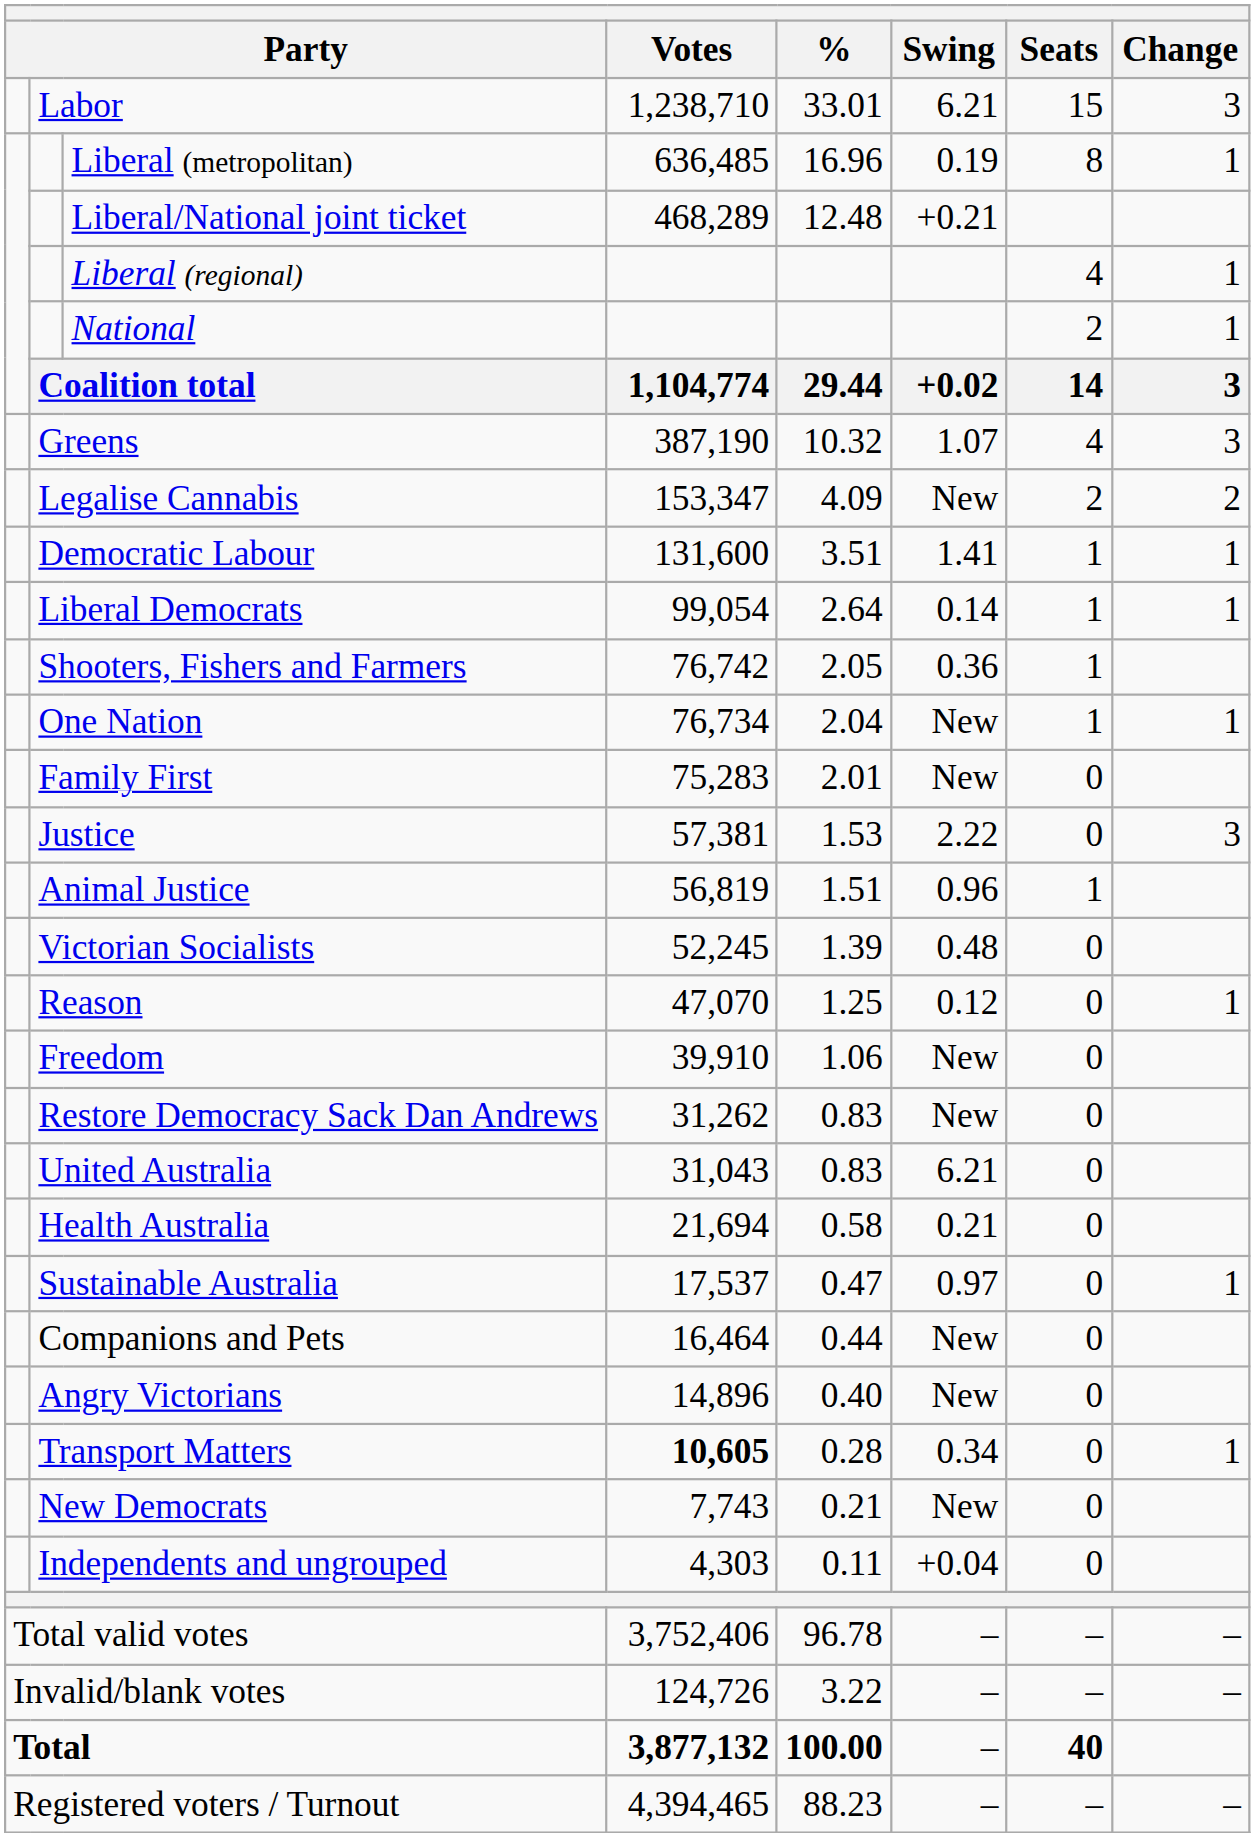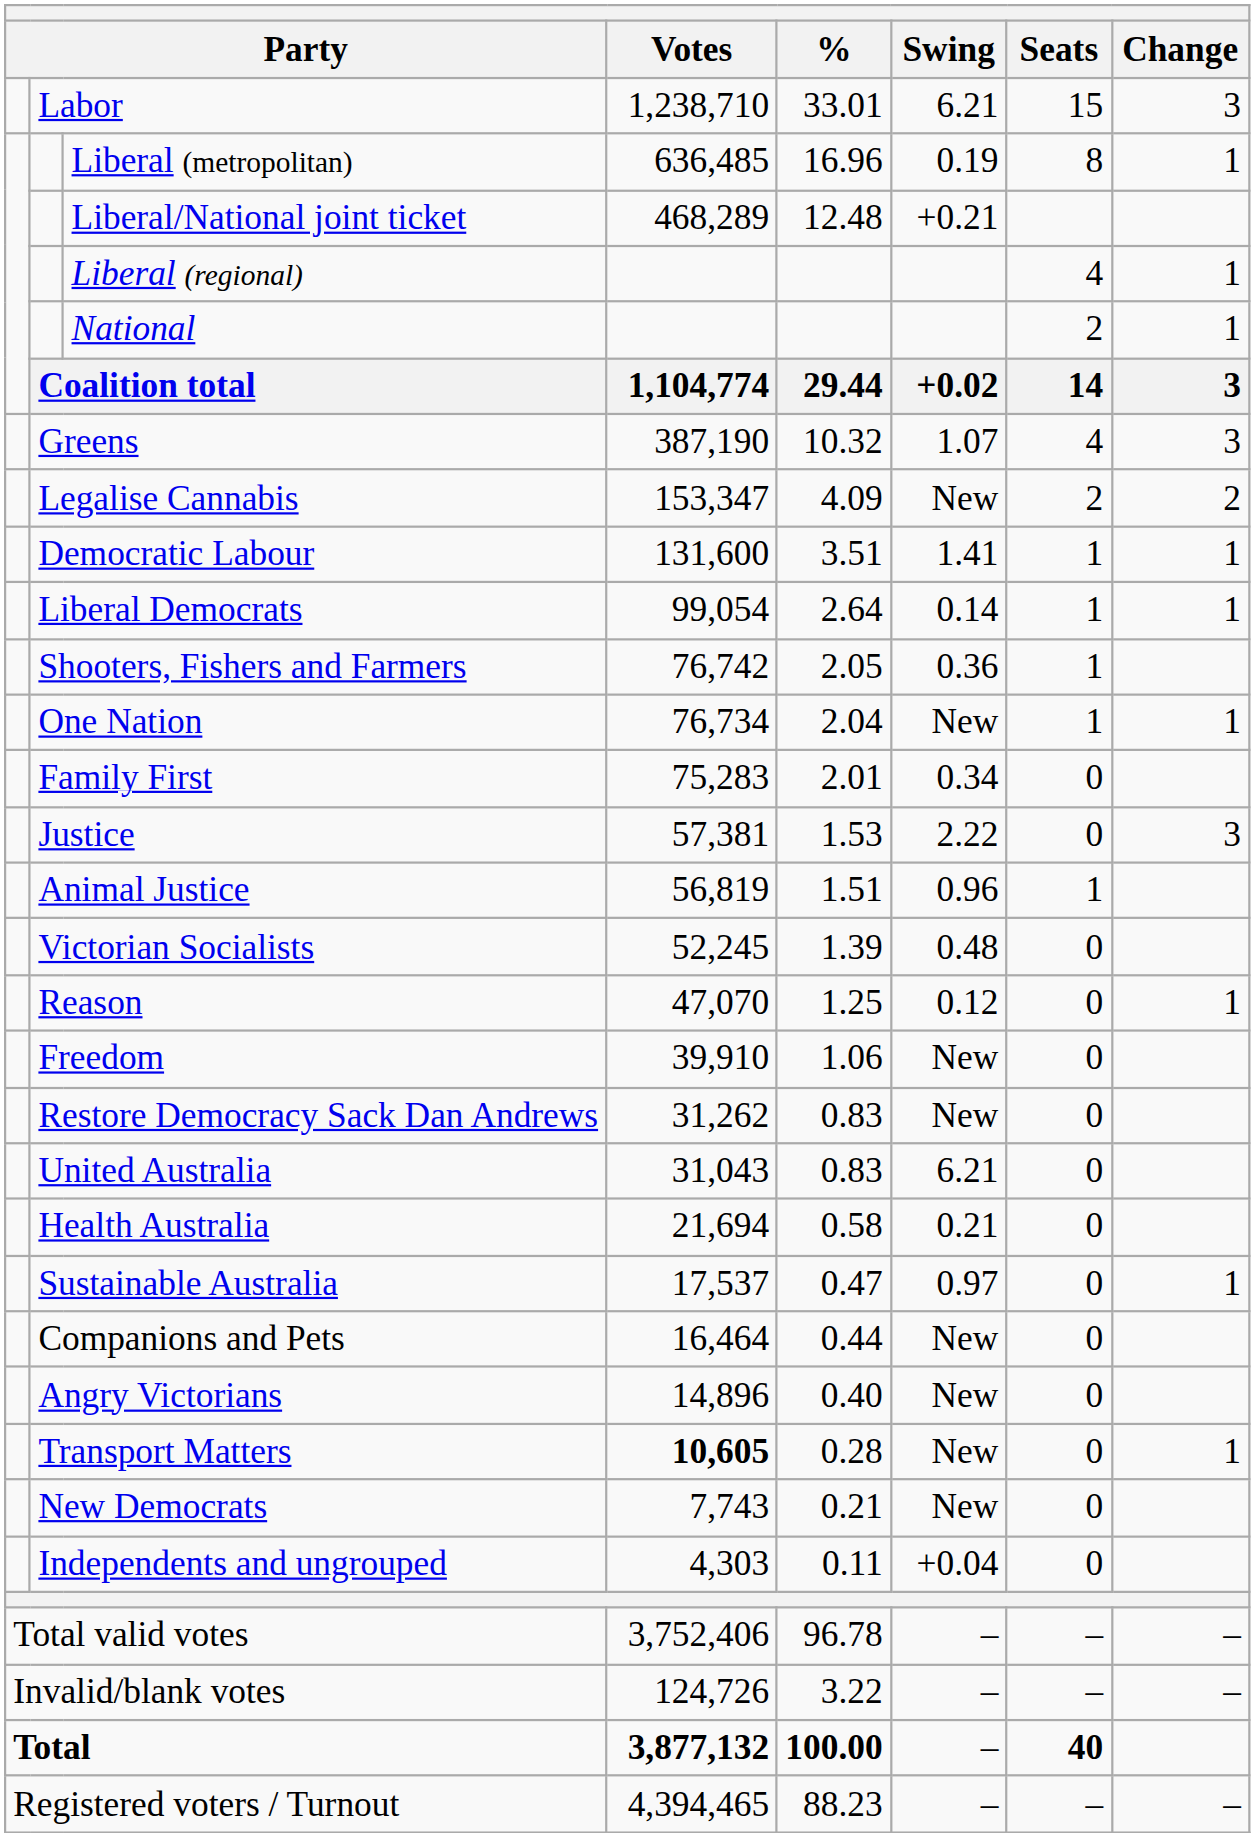(965, 777) New -> (967, 777) 0.34
(967, 1450) 0.34 -> (965, 1450) New
